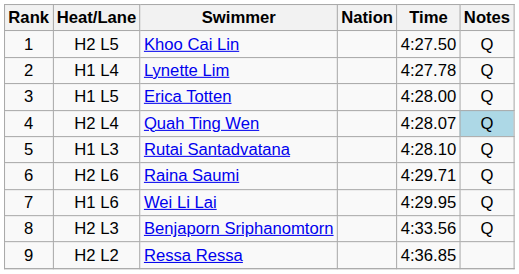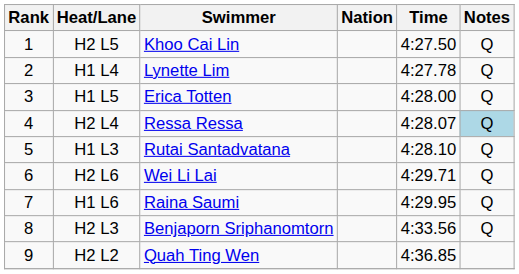(202, 123) Quah Ting Wen -> (193, 123) Ressa Ressa
(192, 176) Raina Saumi -> (180, 176) Wei Li Lai
(180, 202) Wei Li Lai -> (192, 202) Raina Saumi
(193, 255) Ressa Ressa -> (202, 255) Quah Ting Wen
